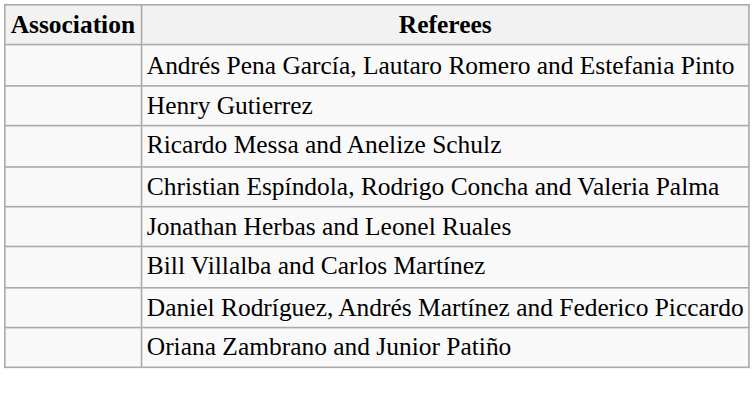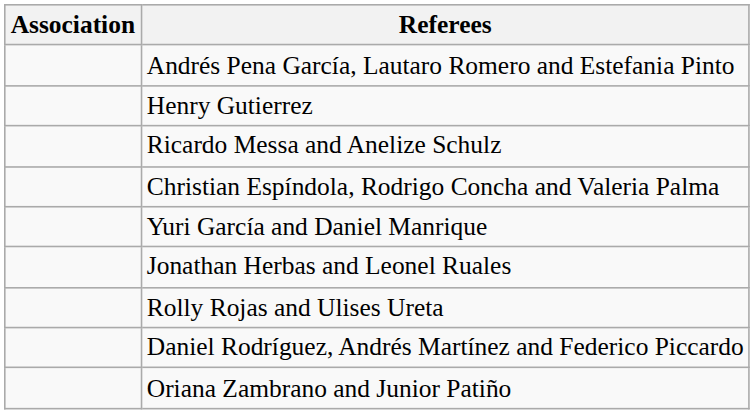+ row: (317, 226)
- row: (316, 266)
+ row: (295, 307)
